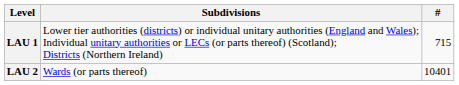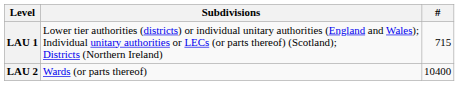(438, 72) 10401 -> (438, 72) 10400
